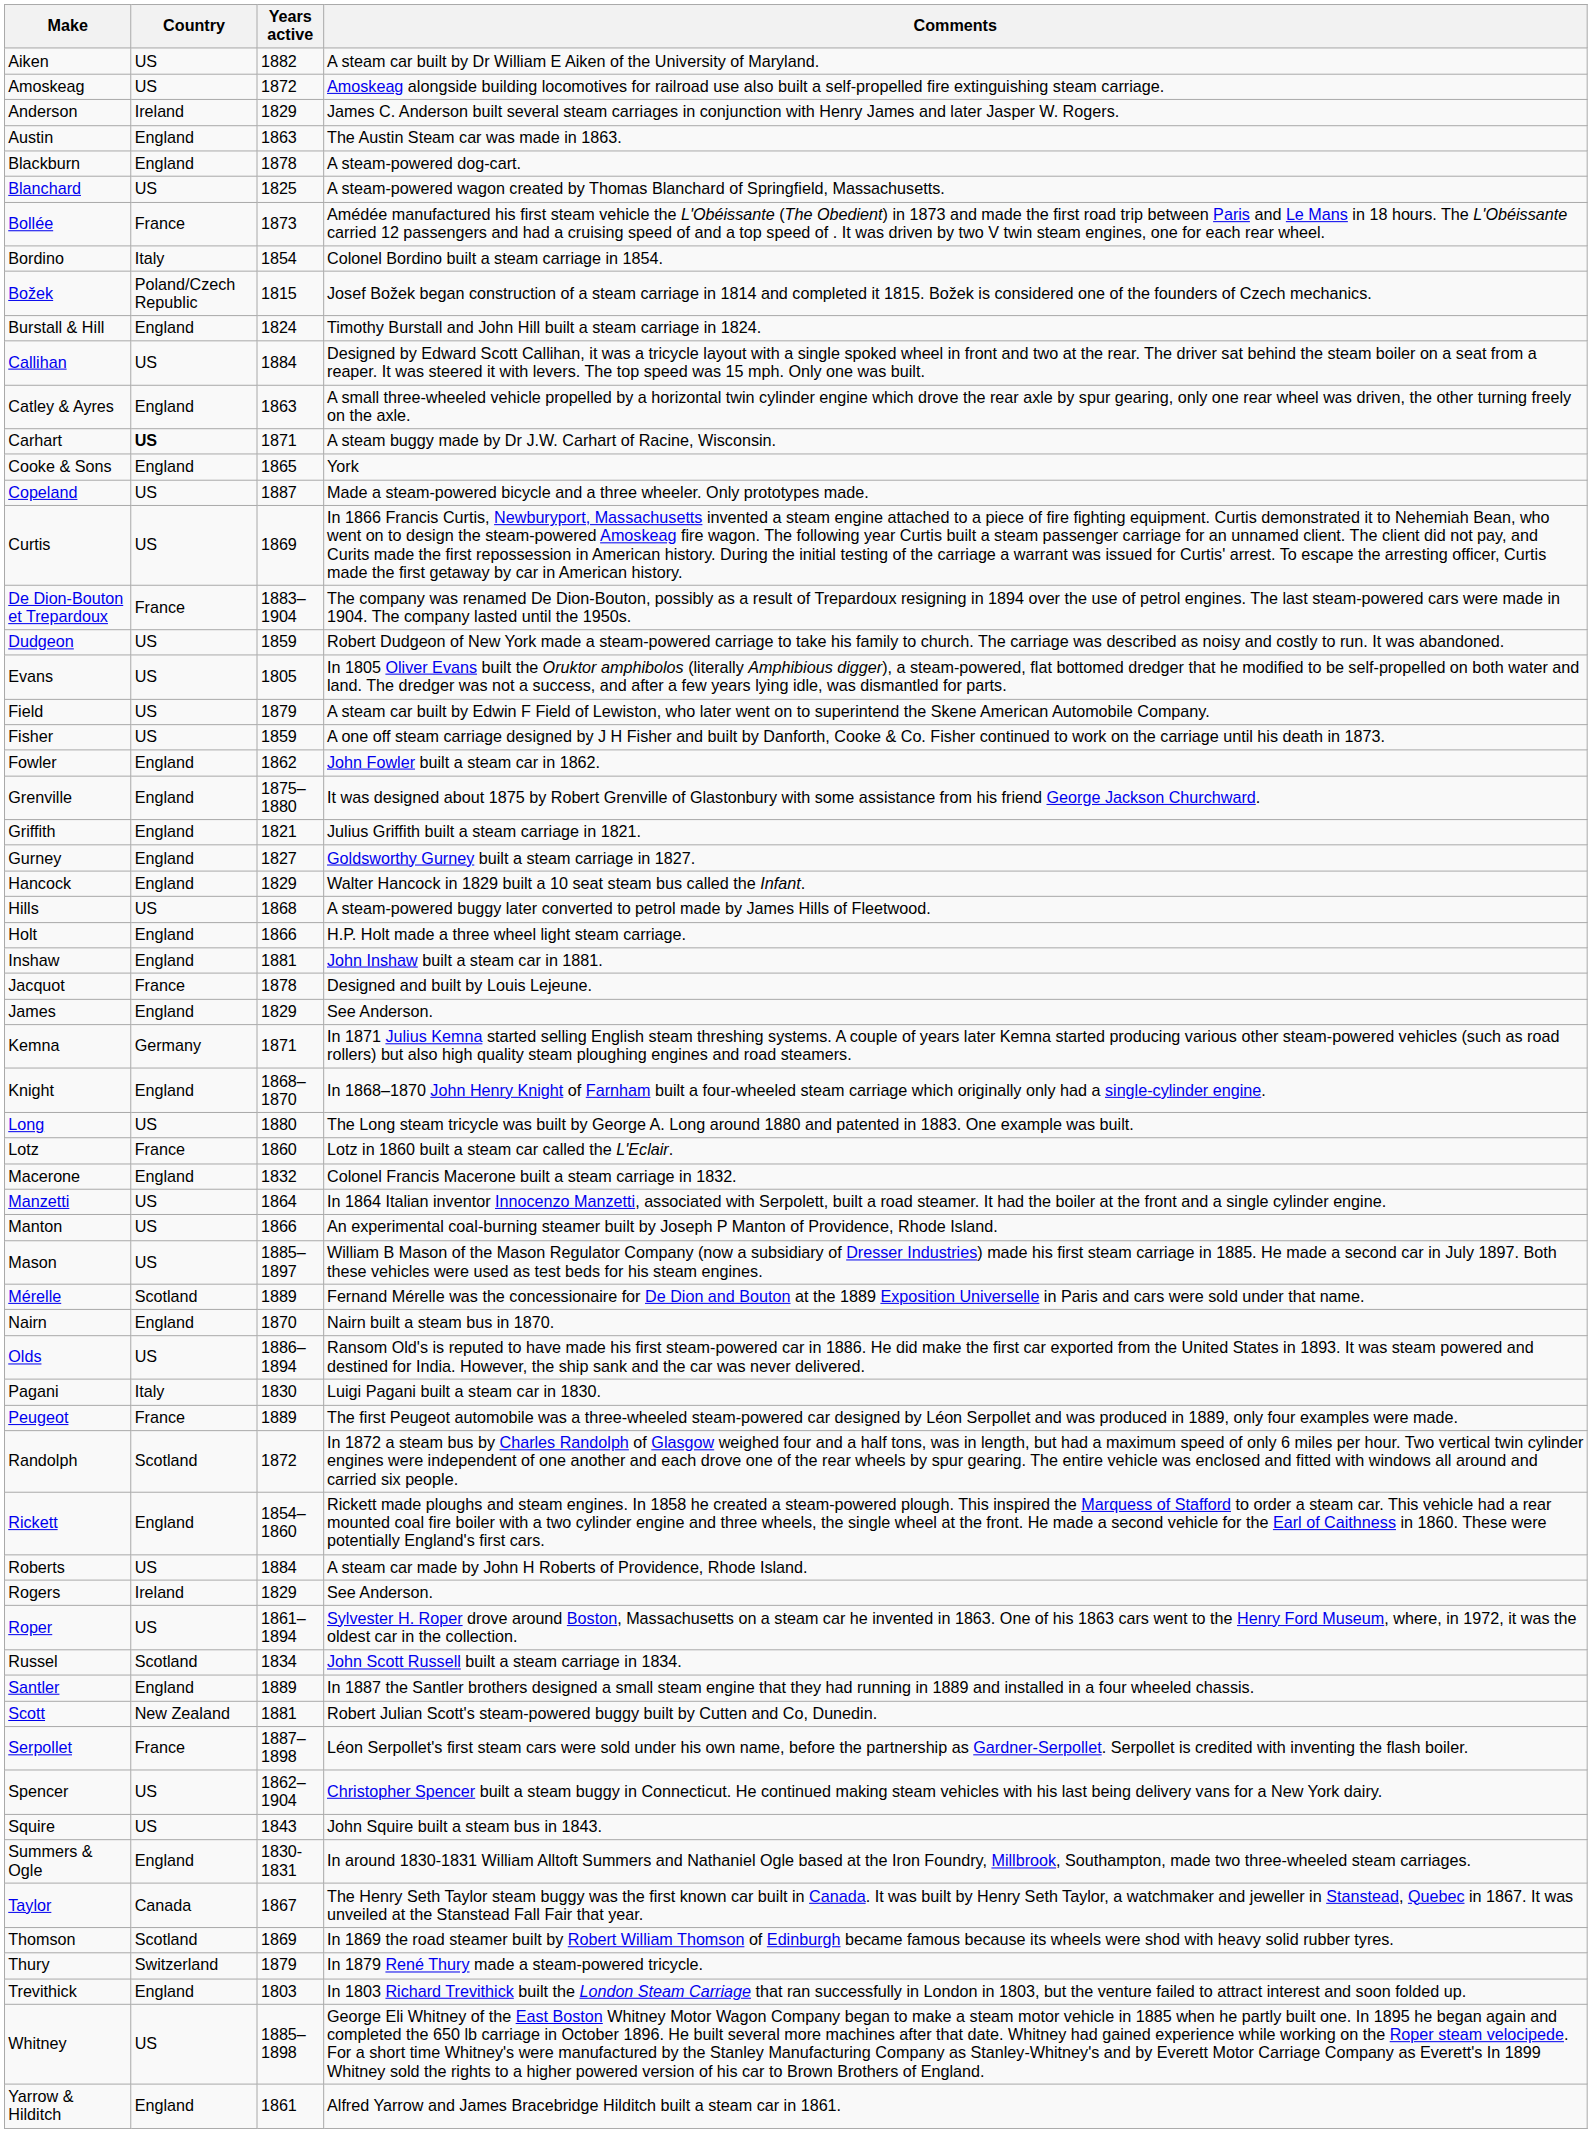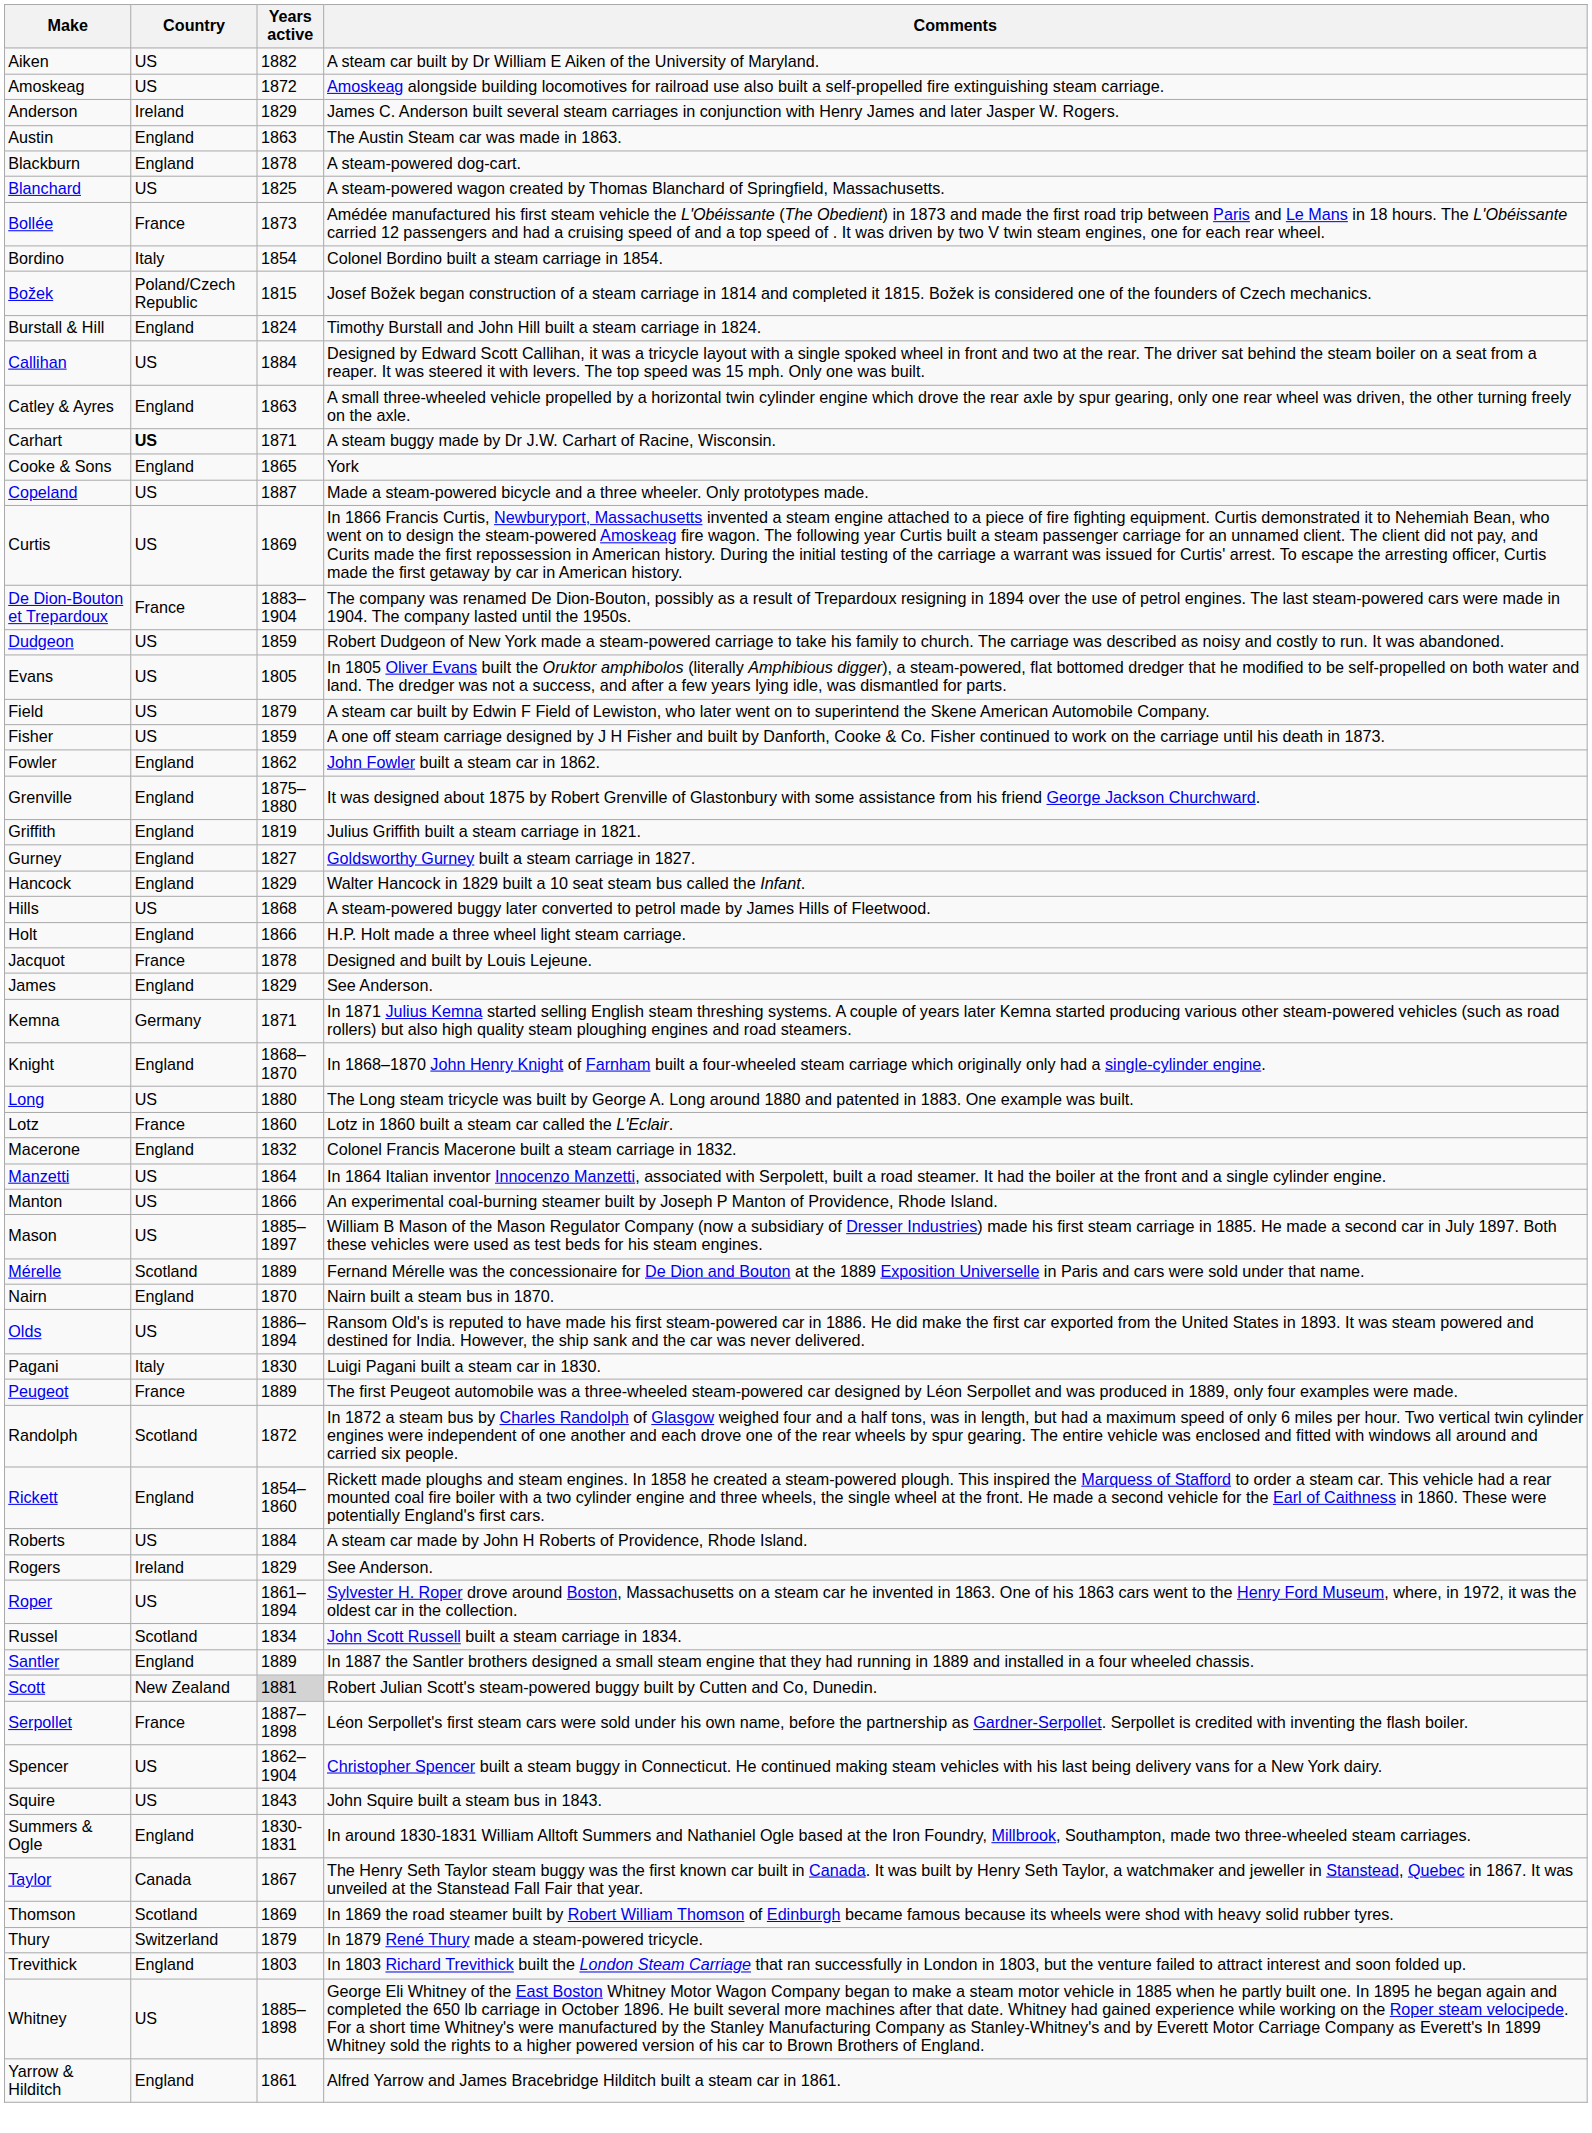(279, 832) 1821 -> (279, 832) 1819
- row: (34, 960)
(279, 1713) no background -> (279, 1687) lightgrey background
